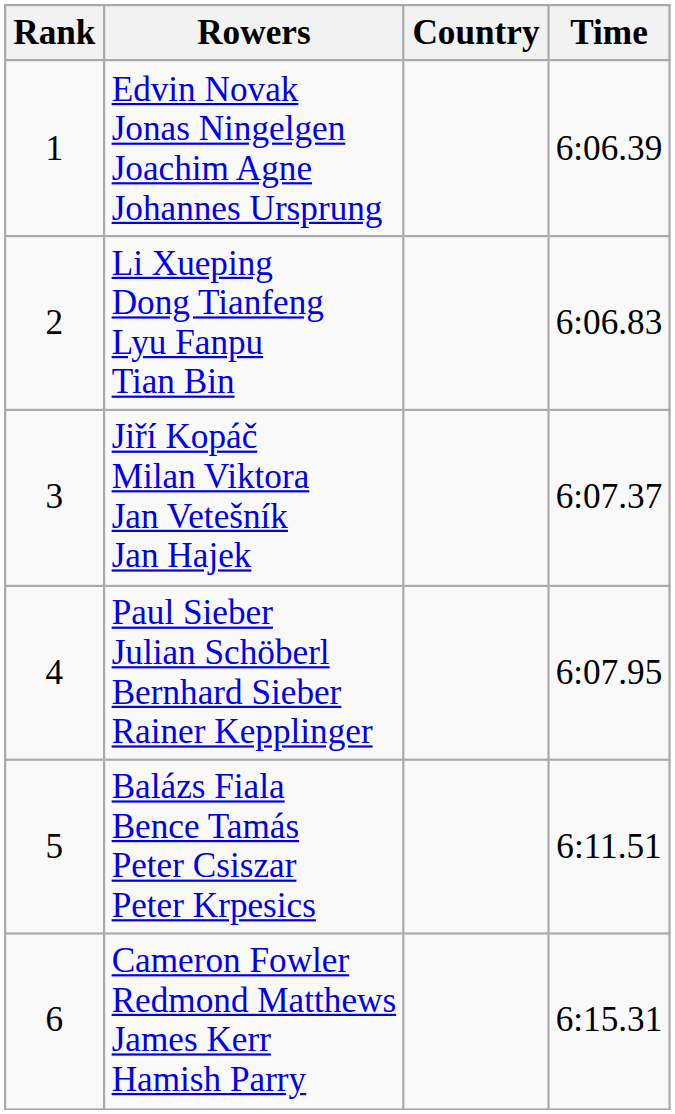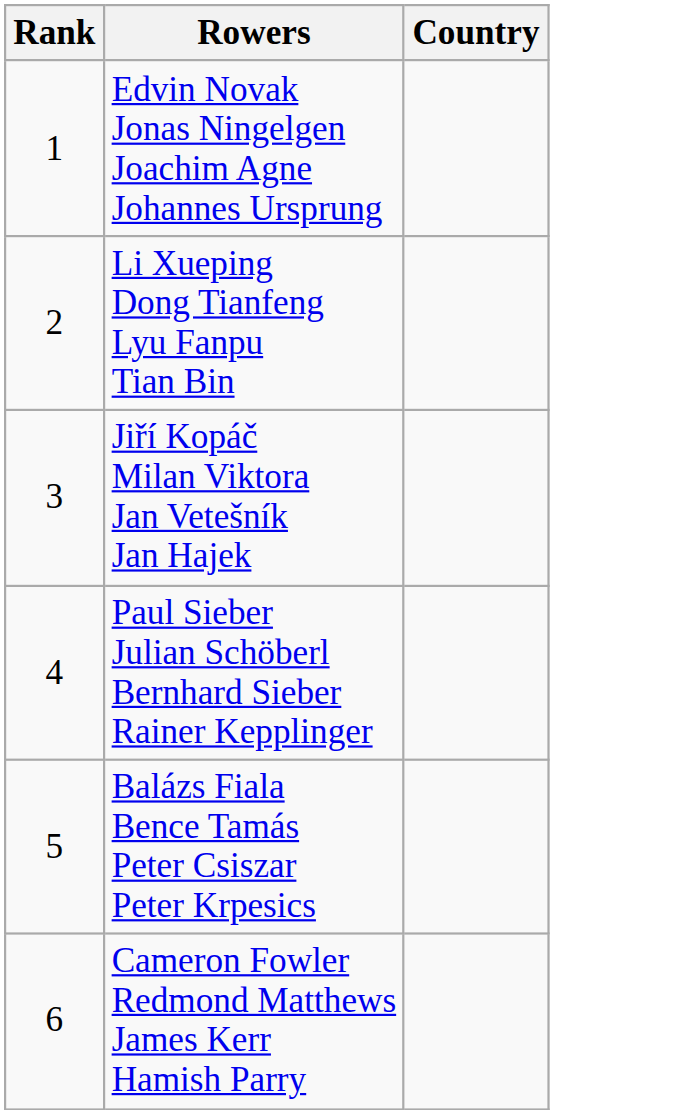- column: (609, 32)
